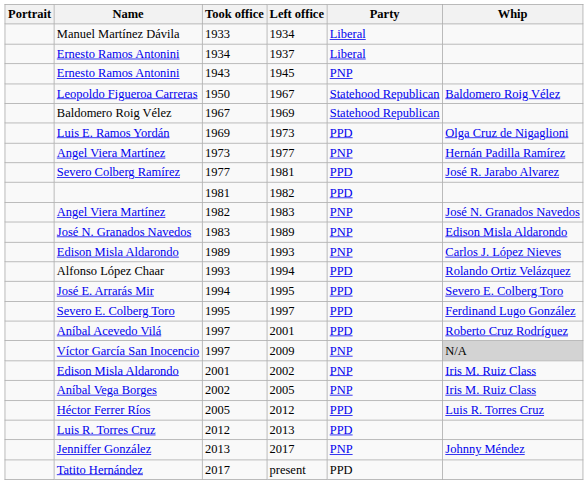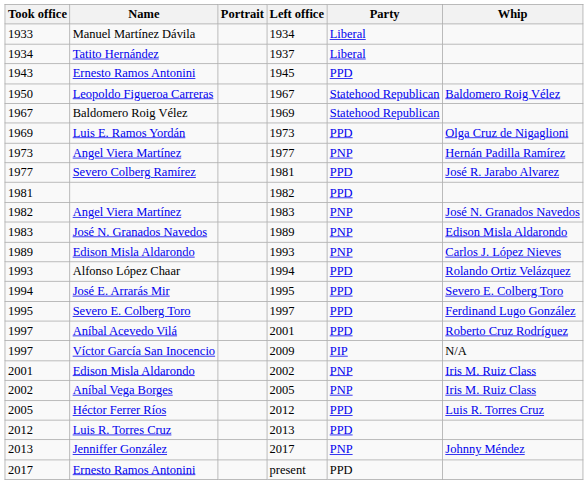columns swapped: (30, 14) <-> (234, 14)
(118, 53) Ernesto Ramos Antonini -> (116, 53) Tatito Hernández
(341, 73) PNP -> (341, 73) PPD
(341, 350) PNP -> (339, 350) PIP
(456, 350) lightgrey background -> (456, 350) no background
(100, 469) Tatito Hernández -> (134, 469) Ernesto Ramos Antonini
